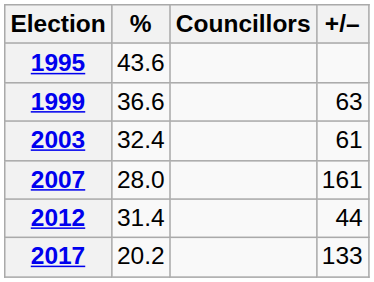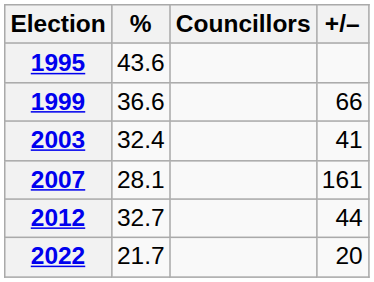(349, 101) 63 -> (349, 101) 66
(349, 140) 61 -> (349, 140) 41
(141, 179) 28.0 -> (141, 179) 28.1
(141, 218) 31.4 -> (141, 218) 32.7
- row: (58, 256)
+ row: (58, 256)
